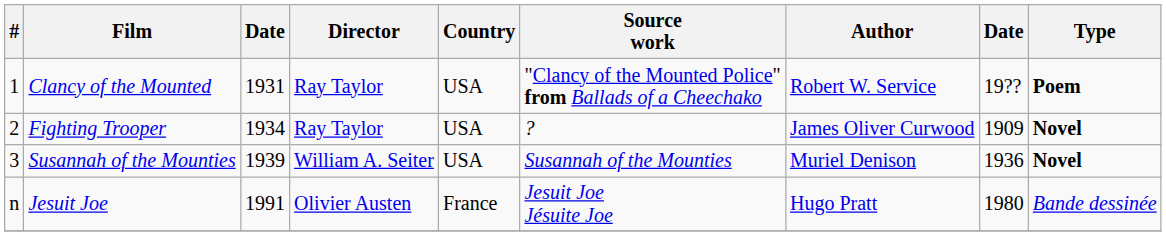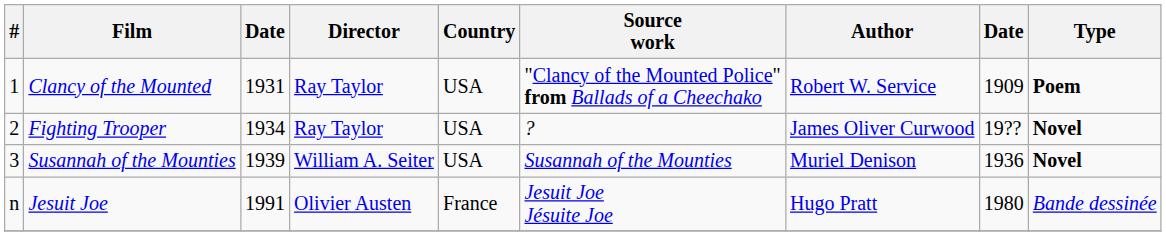(1003, 85) 19?? -> (1004, 85) 1909
(1004, 128) 1909 -> (1003, 128) 19??
